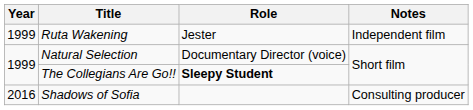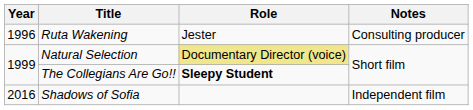(21, 34) 1999 -> (21, 34) 1996
(398, 34) Independent film -> (408, 34) Consulting producer
(264, 54) no background -> (264, 54) khaki background
(408, 94) Consulting producer -> (398, 94) Independent film
